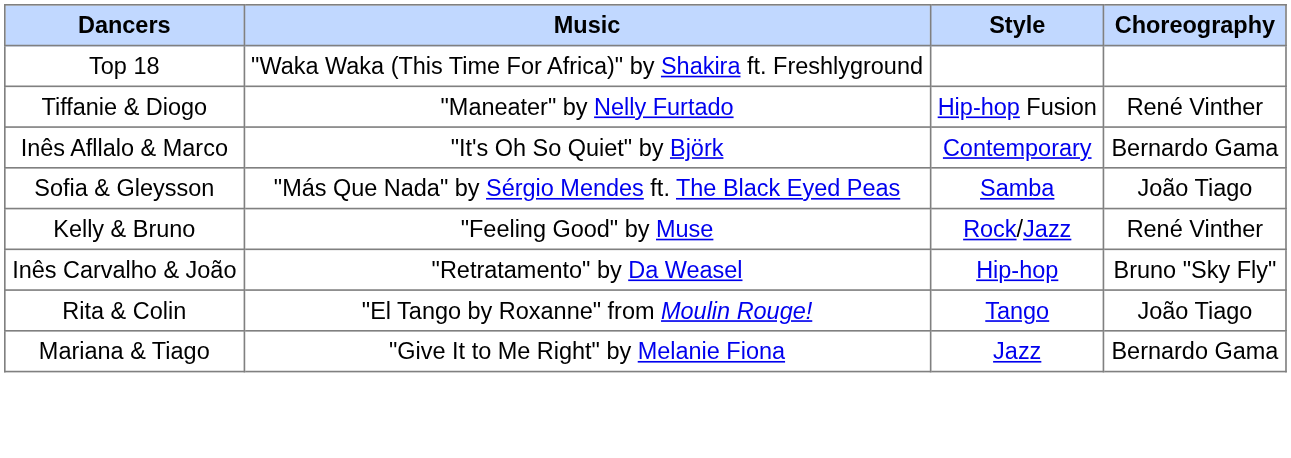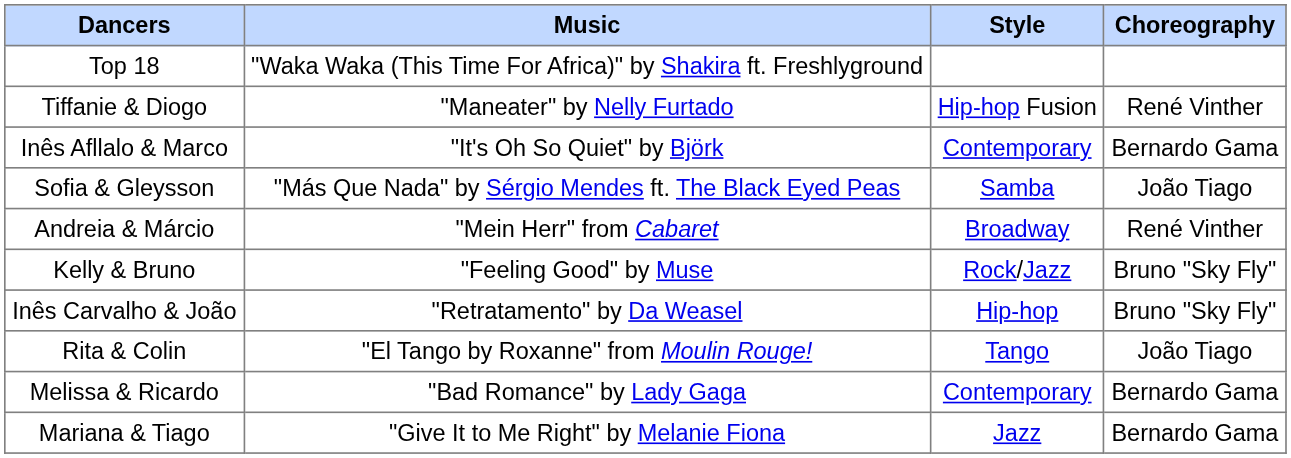+ row: (124, 229)
(1195, 229) René Vinther -> (1195, 270) Bruno "Sky Fly"
+ row: (124, 392)
